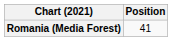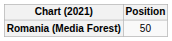(145, 28) 41 -> (145, 28) 50
